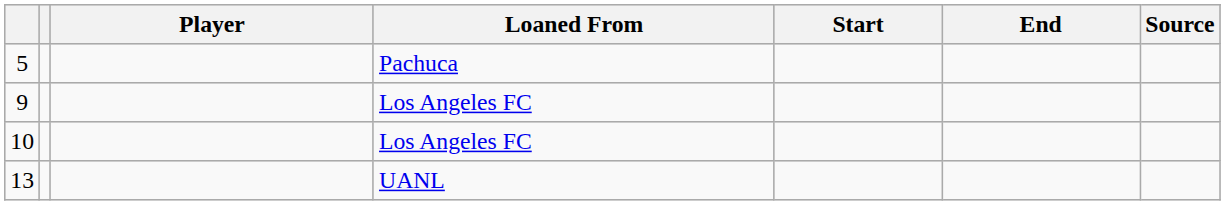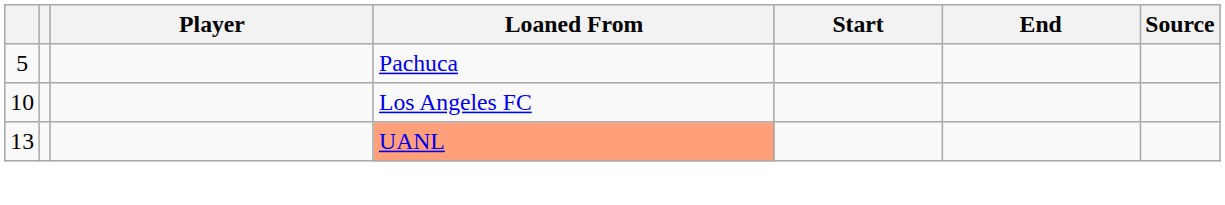- row: (22, 102)
(412, 180) no background -> (412, 141) lightsalmon background
